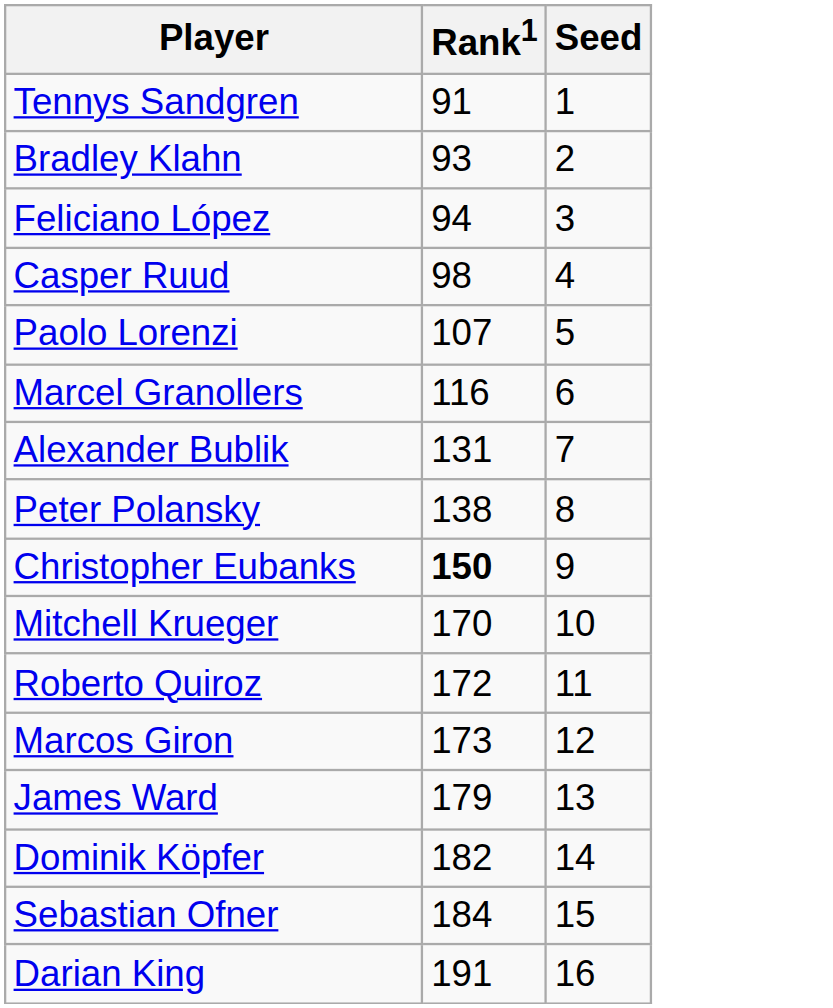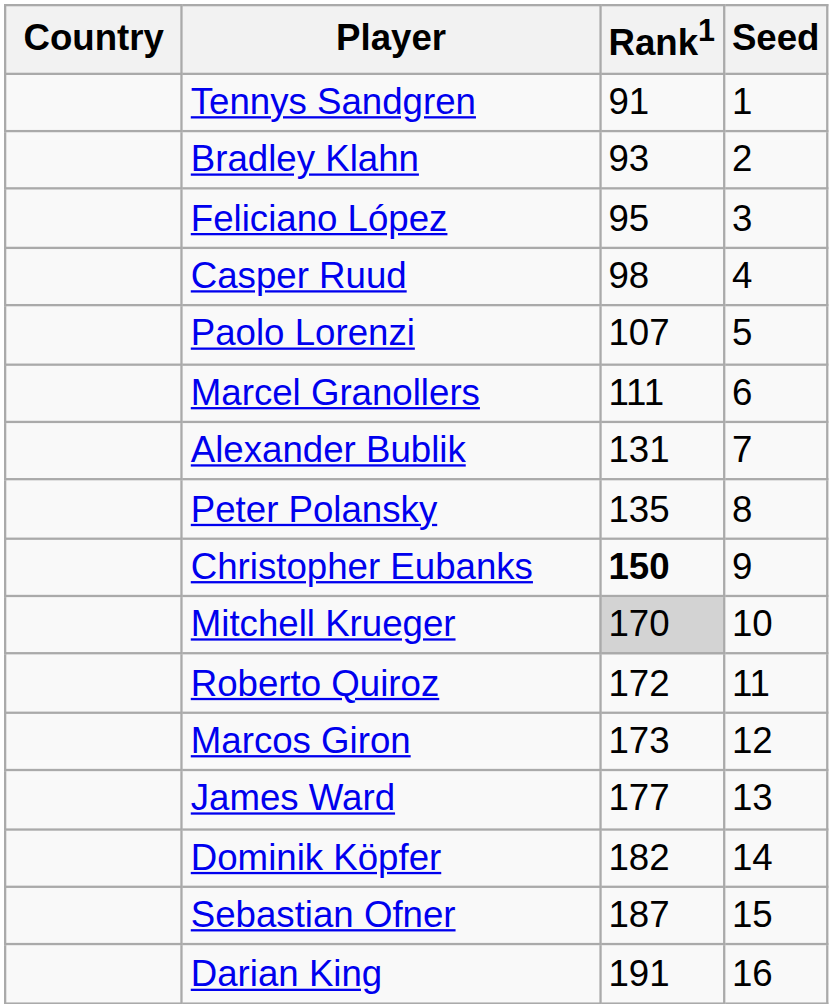+ column: (94, 38)
(452, 217) 94 -> (629, 217) 95
(460, 392) 116 -> (636, 392) 111
(462, 508) 138 -> (639, 508) 135
(462, 624) no background -> (639, 624) lightgrey background
(462, 798) 179 -> (639, 798) 177
(462, 915) 184 -> (639, 915) 187
